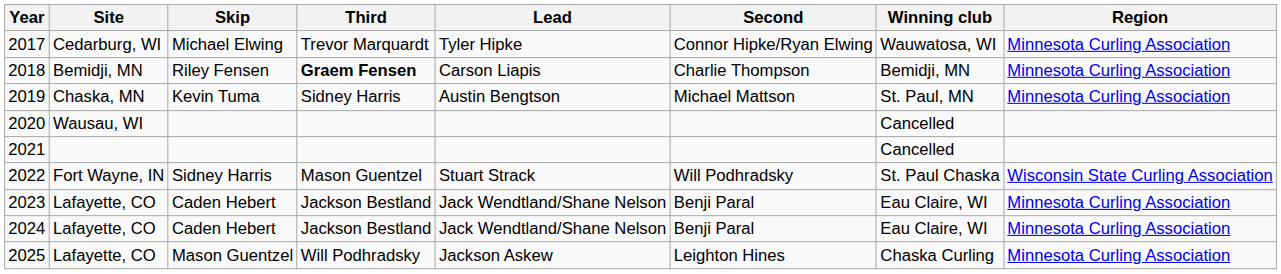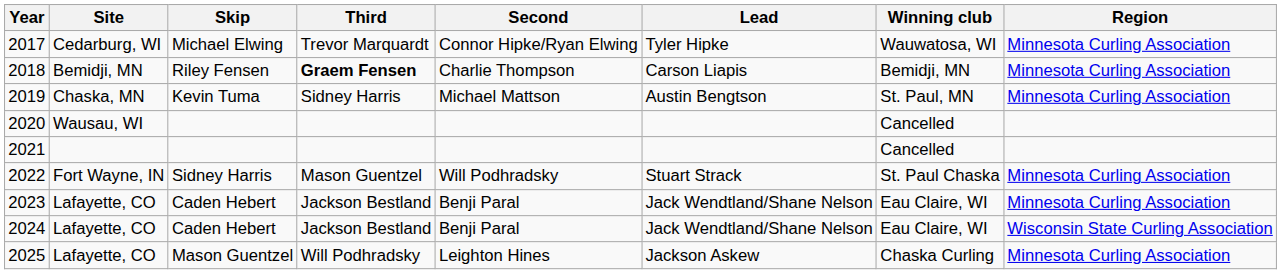columns swapped: (773, 17) <-> (553, 17)
(1140, 176) Wisconsin State Curling Association -> (1119, 176) Minnesota Curling Association
(1119, 228) Minnesota Curling Association -> (1140, 228) Wisconsin State Curling Association
